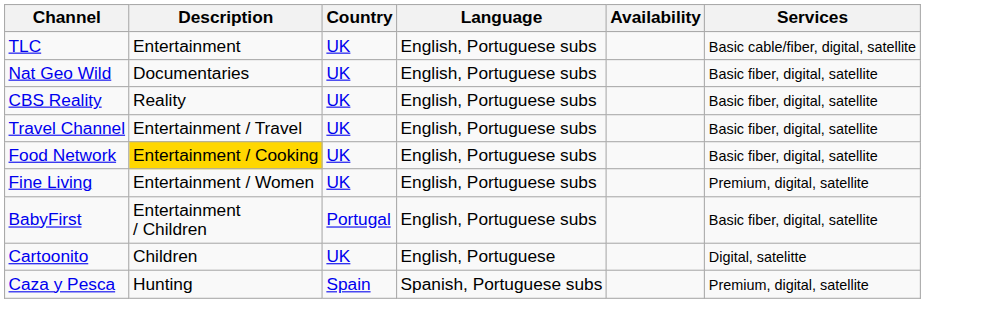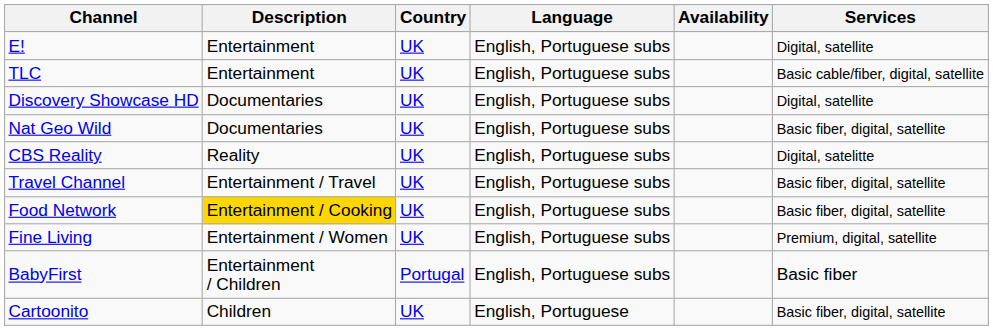+ row: (17, 45)
+ row: (104, 100)
(793, 101) Basic fiber, digital, satellite -> (825, 156) Digital, satelitte
(793, 220) Basic fiber, digital, satellite -> (817, 274) Basic fiber
(758, 257) Digital, satelitte -> (861, 312) Basic fiber, digital, satellite
- row: (62, 284)
